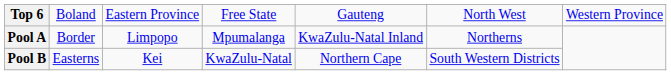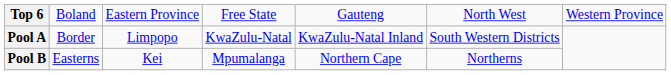(249, 37) Mpumalanga -> (249, 37) KwaZulu-Natal
(495, 37) Northerns -> (495, 37) South Western Districts
(249, 59) KwaZulu-Natal -> (249, 59) Mpumalanga
(495, 59) South Western Districts -> (495, 59) Northerns
